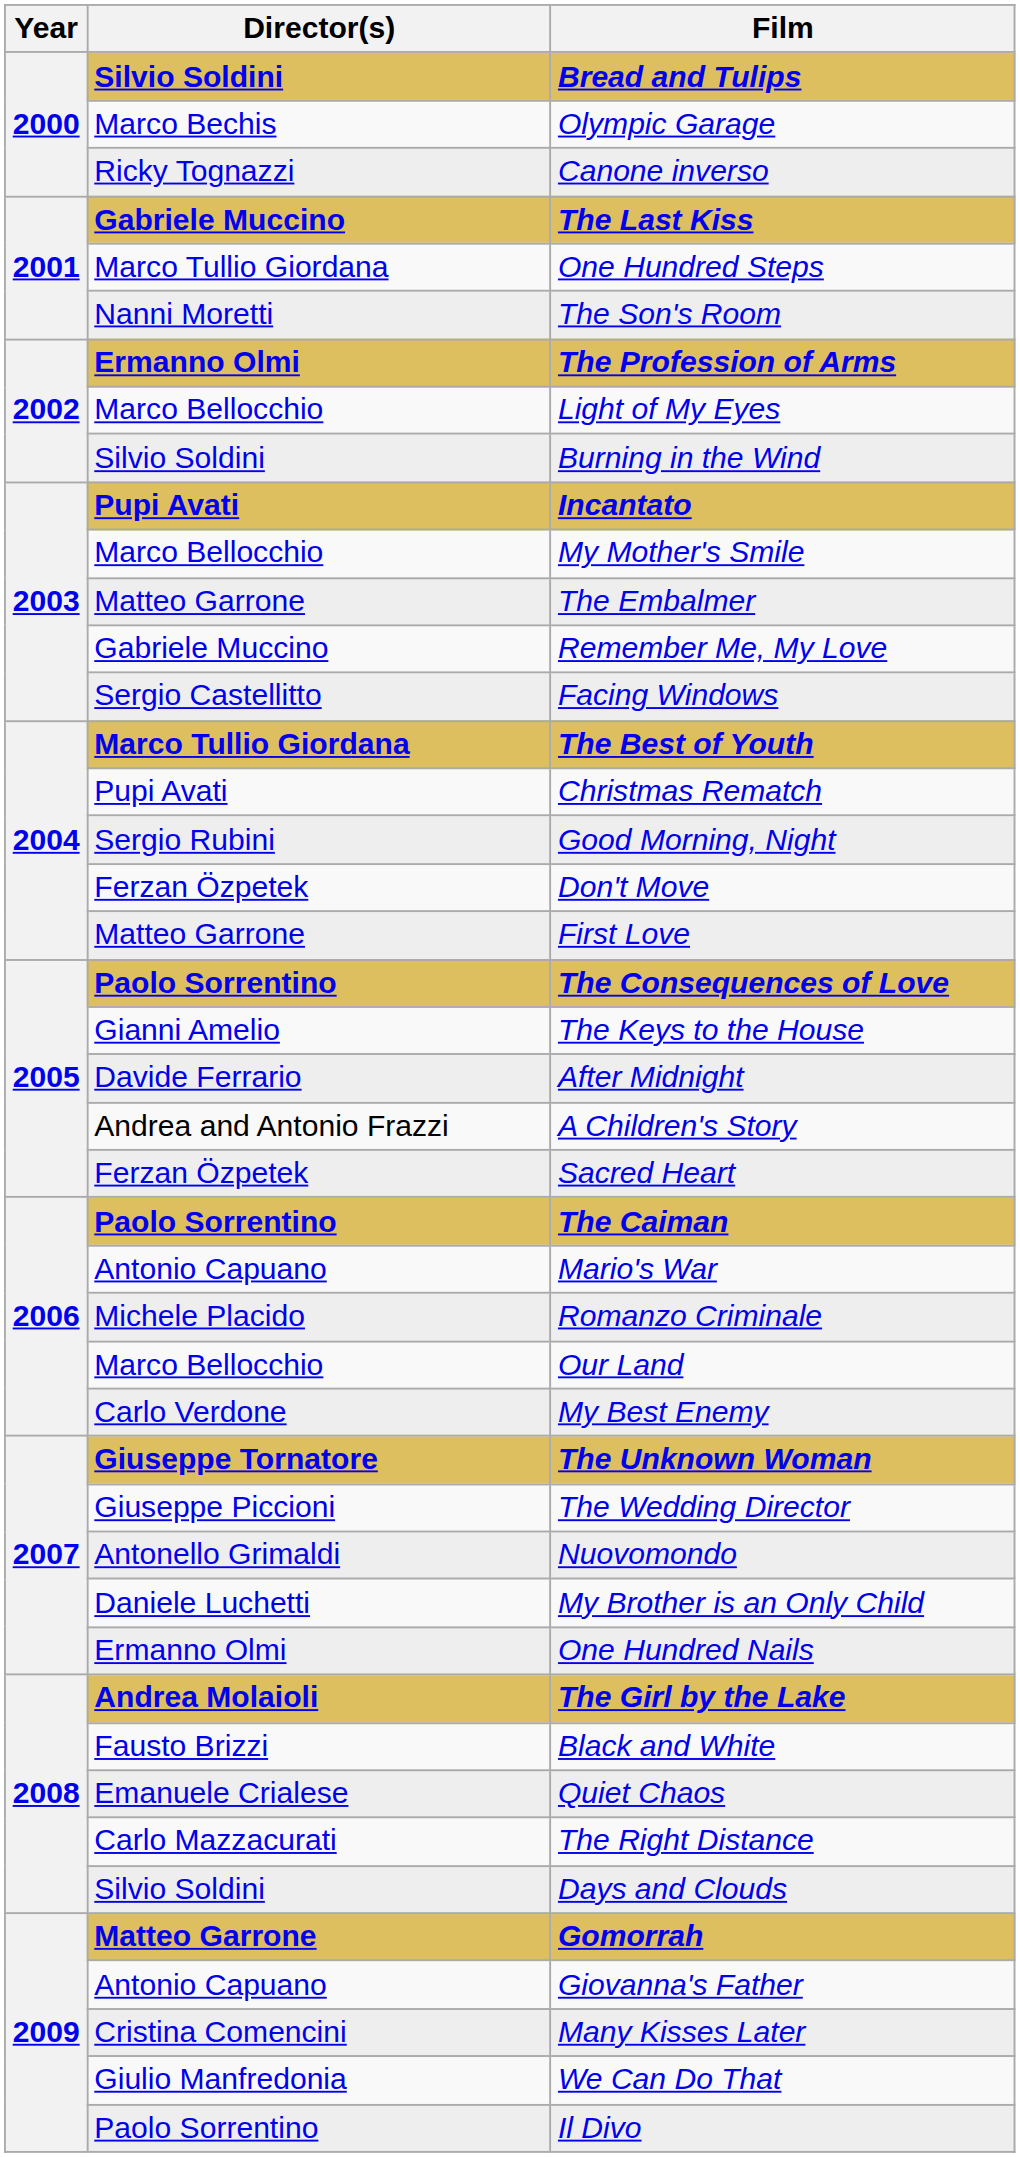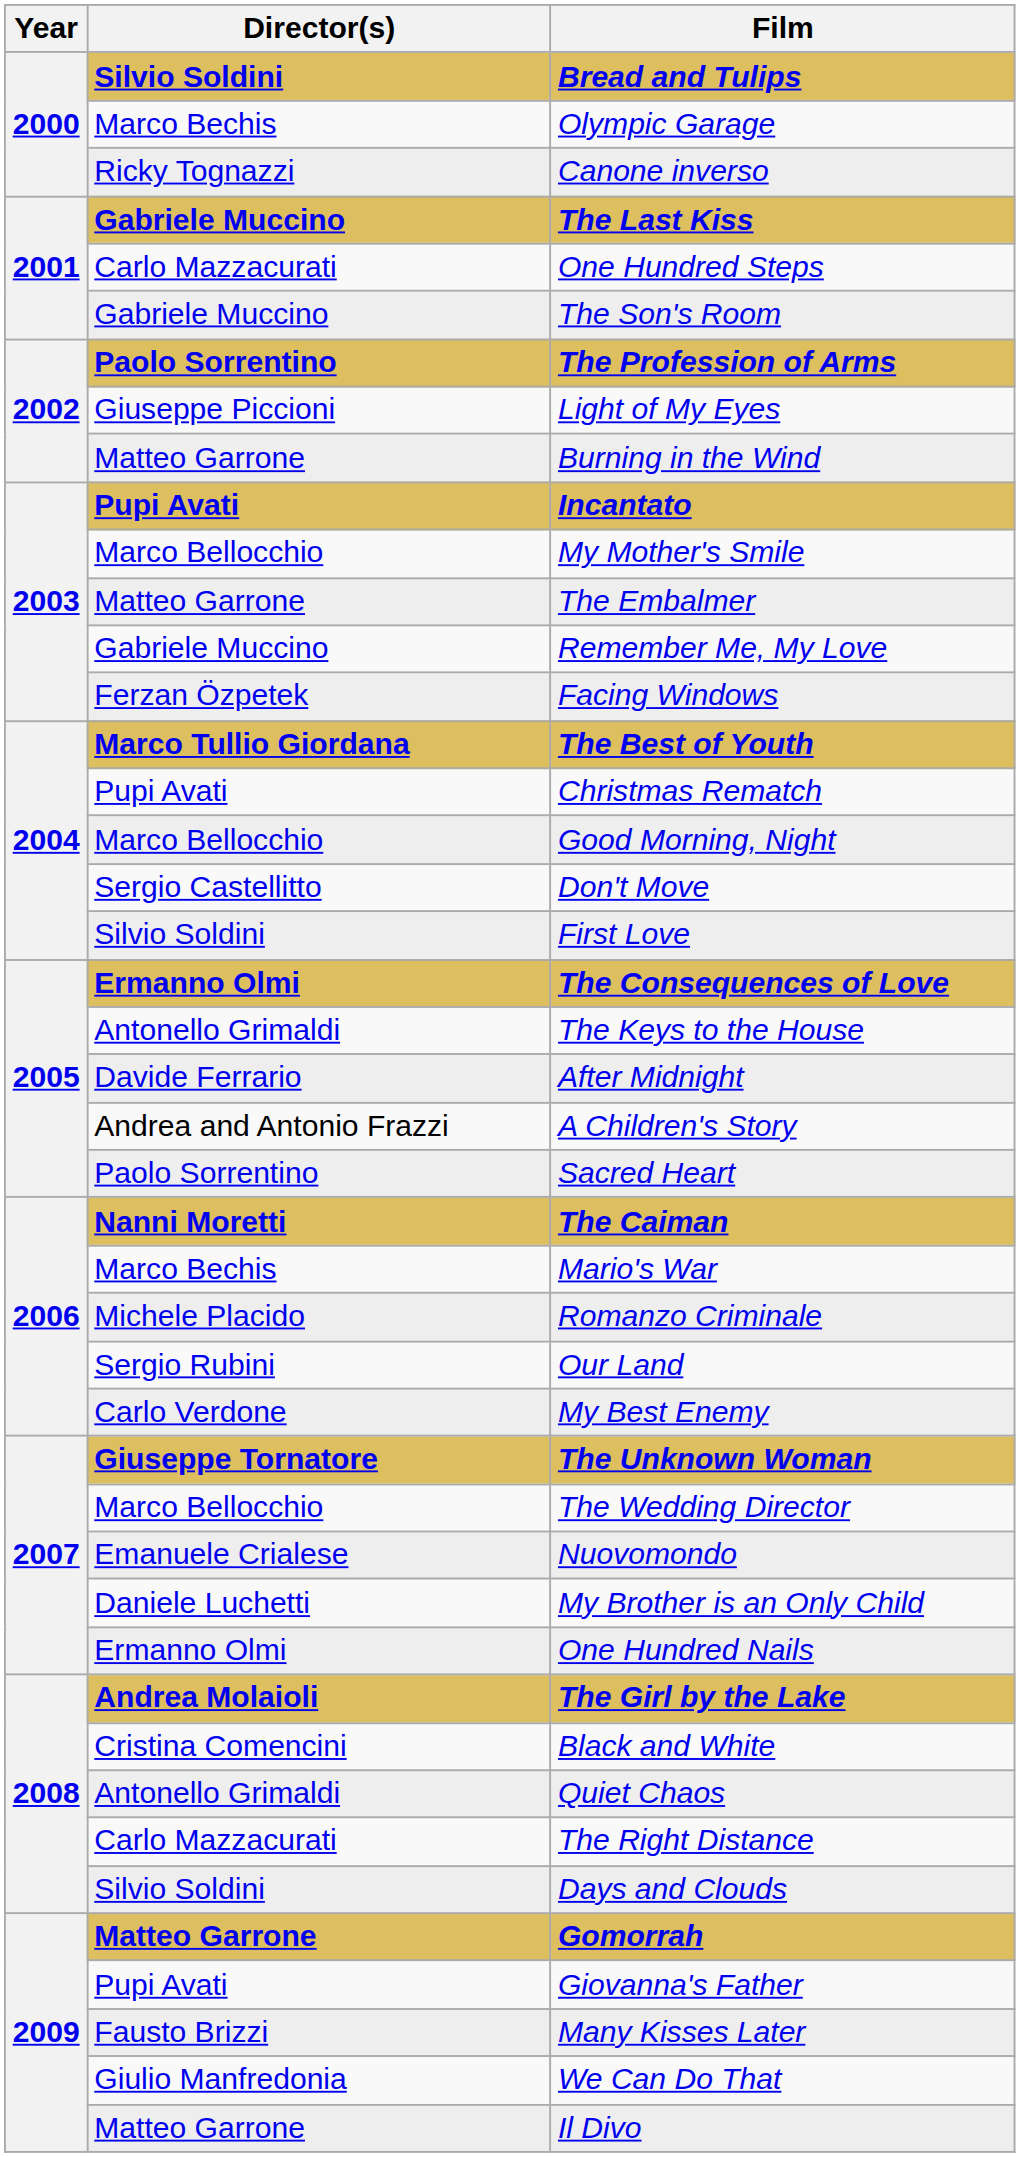(241, 266) Marco Tullio Giordana -> (216, 266) Carlo Mazzacurati
(184, 314) Nanni Moretti -> (211, 314) Gabriele Muccino
(197, 362) Ermanno Olmi -> (215, 362) Paolo Sorrentino
(209, 409) Marco Bellocchio -> (215, 409) Giuseppe Piccioni
(180, 457) Silvio Soldini -> (200, 457) Matteo Garrone
(208, 696) Sergio Castellitto -> (201, 696) Ferzan Özpetek
(185, 839) Sergio Rubini -> (209, 839) Marco Bellocchio
(201, 887) Ferzan Özpetek -> (208, 887) Sergio Castellitto
(200, 934) Matteo Garrone -> (180, 934) Silvio Soldini
(215, 982) Paolo Sorrentino -> (197, 982) Ermanno Olmi
(187, 1030) Gianni Amelio -> (217, 1030) Antonello Grimaldi
(201, 1173) Ferzan Özpetek -> (206, 1173) Paolo Sorrentino
(215, 1220) Paolo Sorrentino -> (190, 1220) Nanni Moretti
(211, 1268) Antonio Capuano -> (185, 1268) Marco Bechis
(209, 1364) Marco Bellocchio -> (185, 1364) Sergio Rubini
(215, 1507) Giuseppe Piccioni -> (209, 1507) Marco Bellocchio
(217, 1554) Antonello Grimaldi -> (221, 1554) Emanuele Crialese
(181, 1745) Fausto Brizzi -> (221, 1745) Cristina Comencini
(221, 1793) Emanuele Crialese -> (217, 1793) Antonello Grimaldi
(211, 1984) Antonio Capuano -> (161, 1984) Pupi Avati
(221, 2031) Cristina Comencini -> (181, 2031) Fausto Brizzi
(206, 2127) Paolo Sorrentino -> (200, 2127) Matteo Garrone
